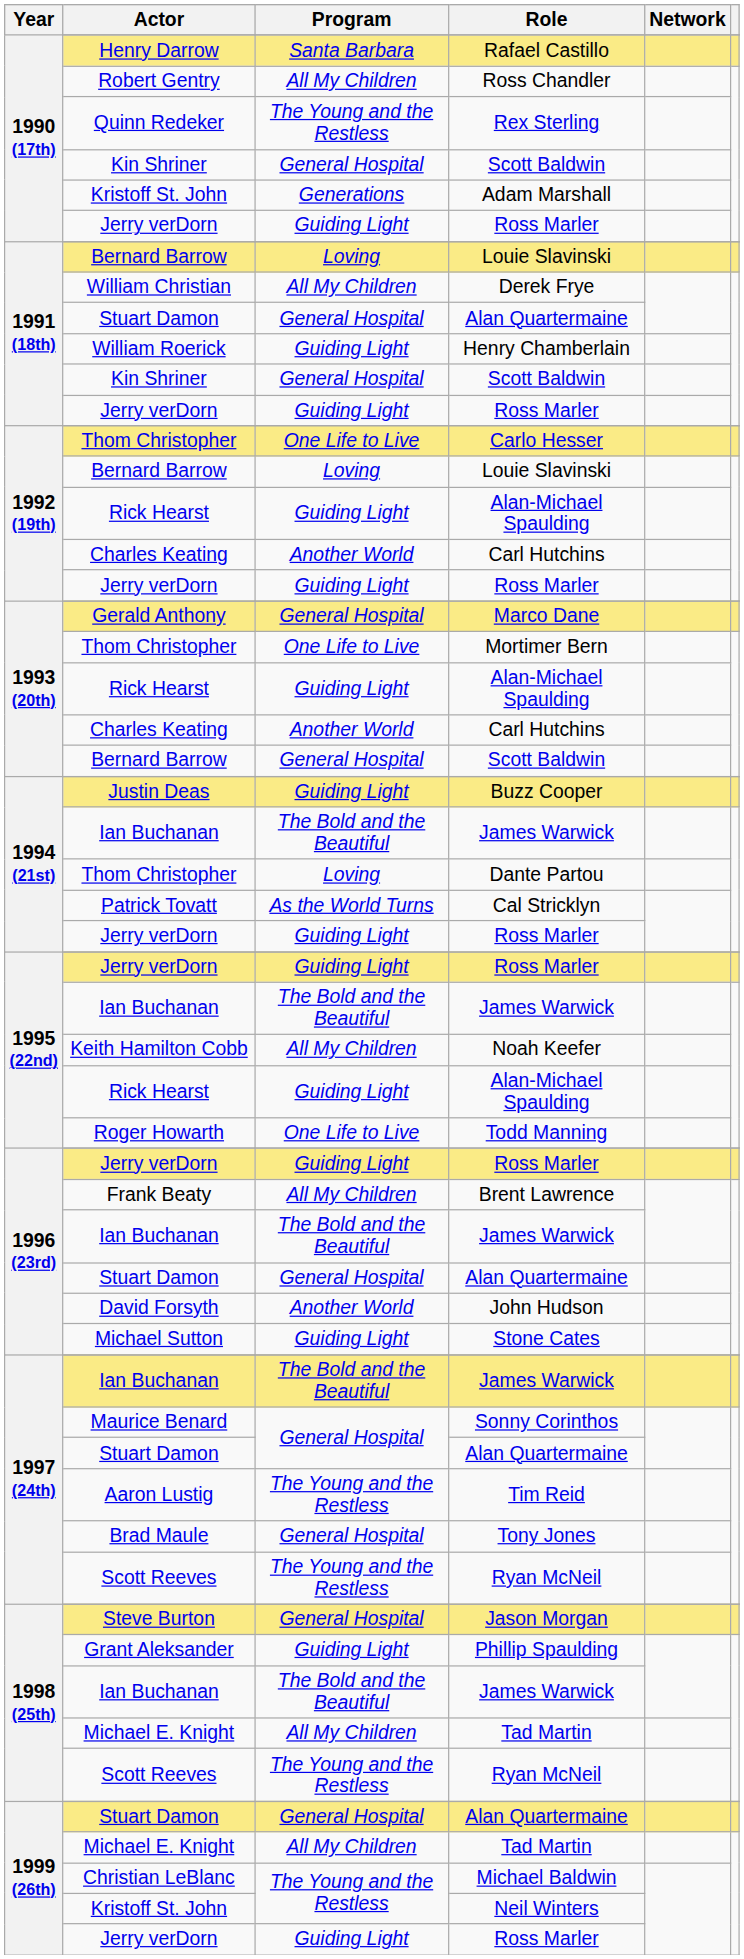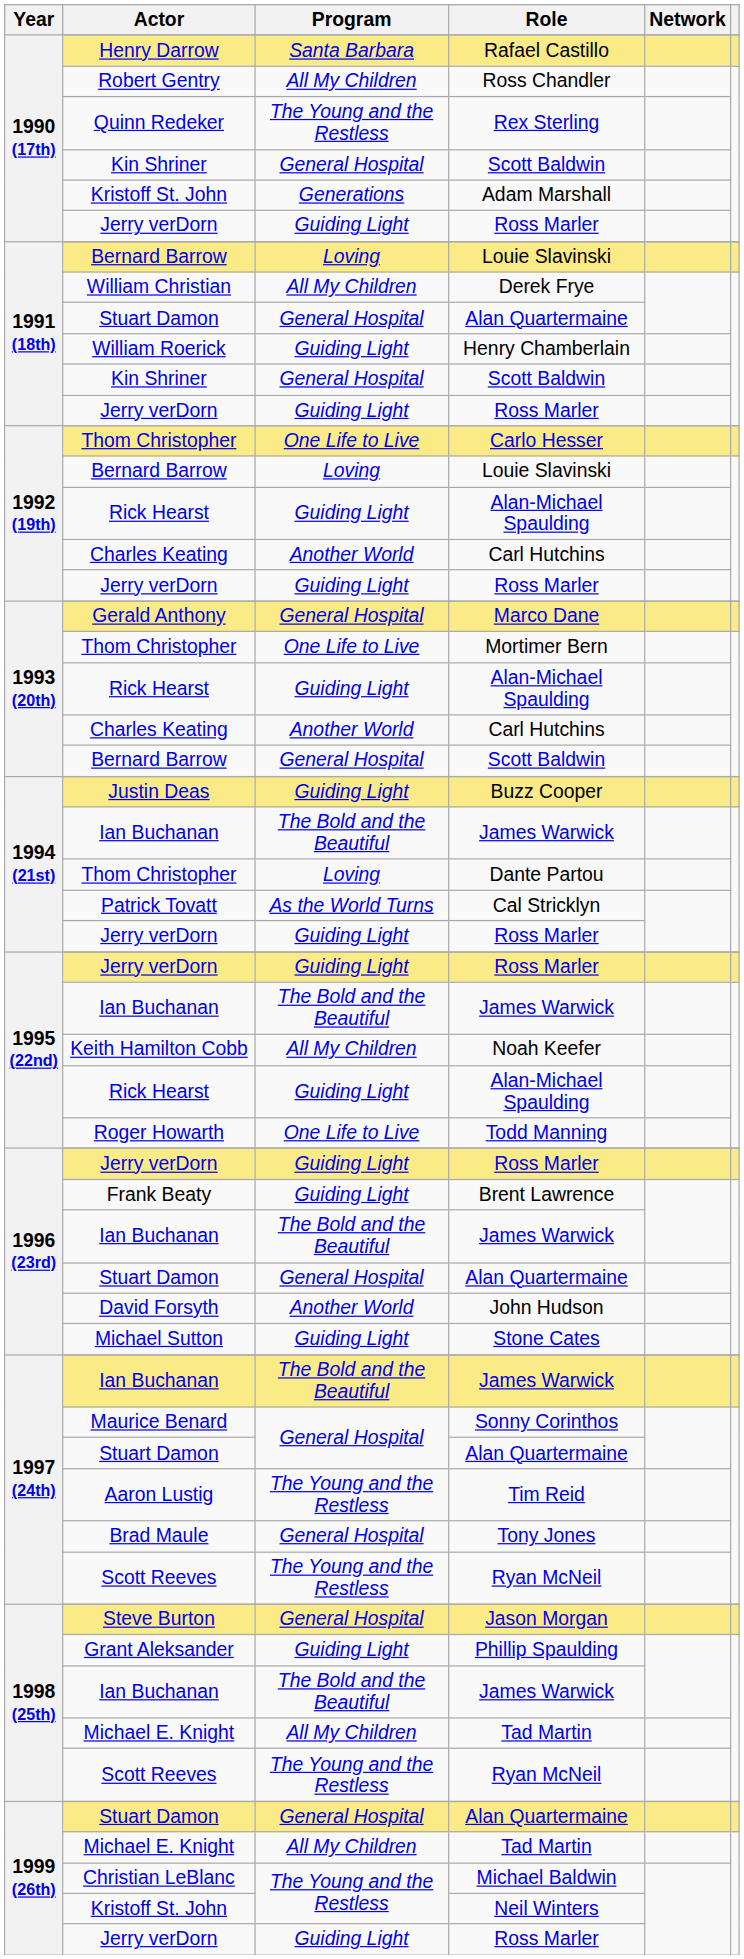(352, 1194) All My Children -> (352, 1194) Guiding Light
